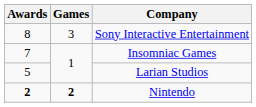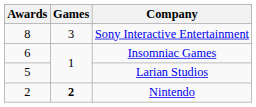(27, 53) 7 -> (27, 53) 6
(27, 92) bold -> (27, 92) normal
